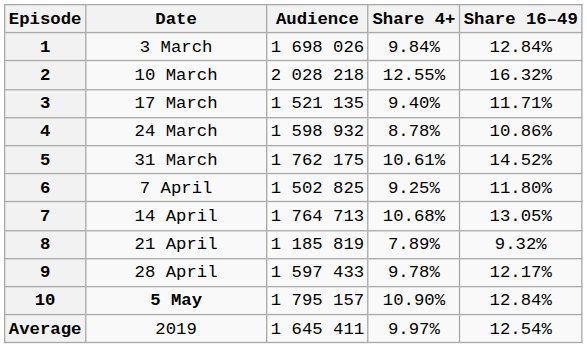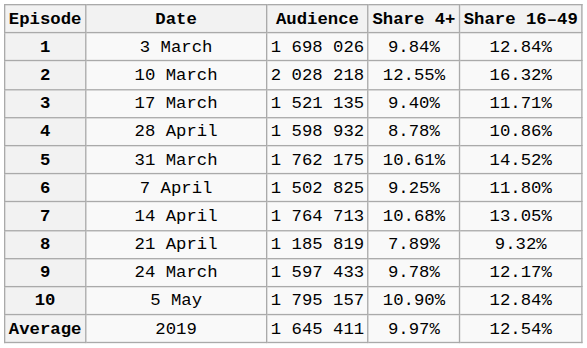(176, 131) 24 March -> (176, 131) 28 April
(176, 272) 28 April -> (176, 272) 24 March
(176, 301) bold -> (176, 301) normal
